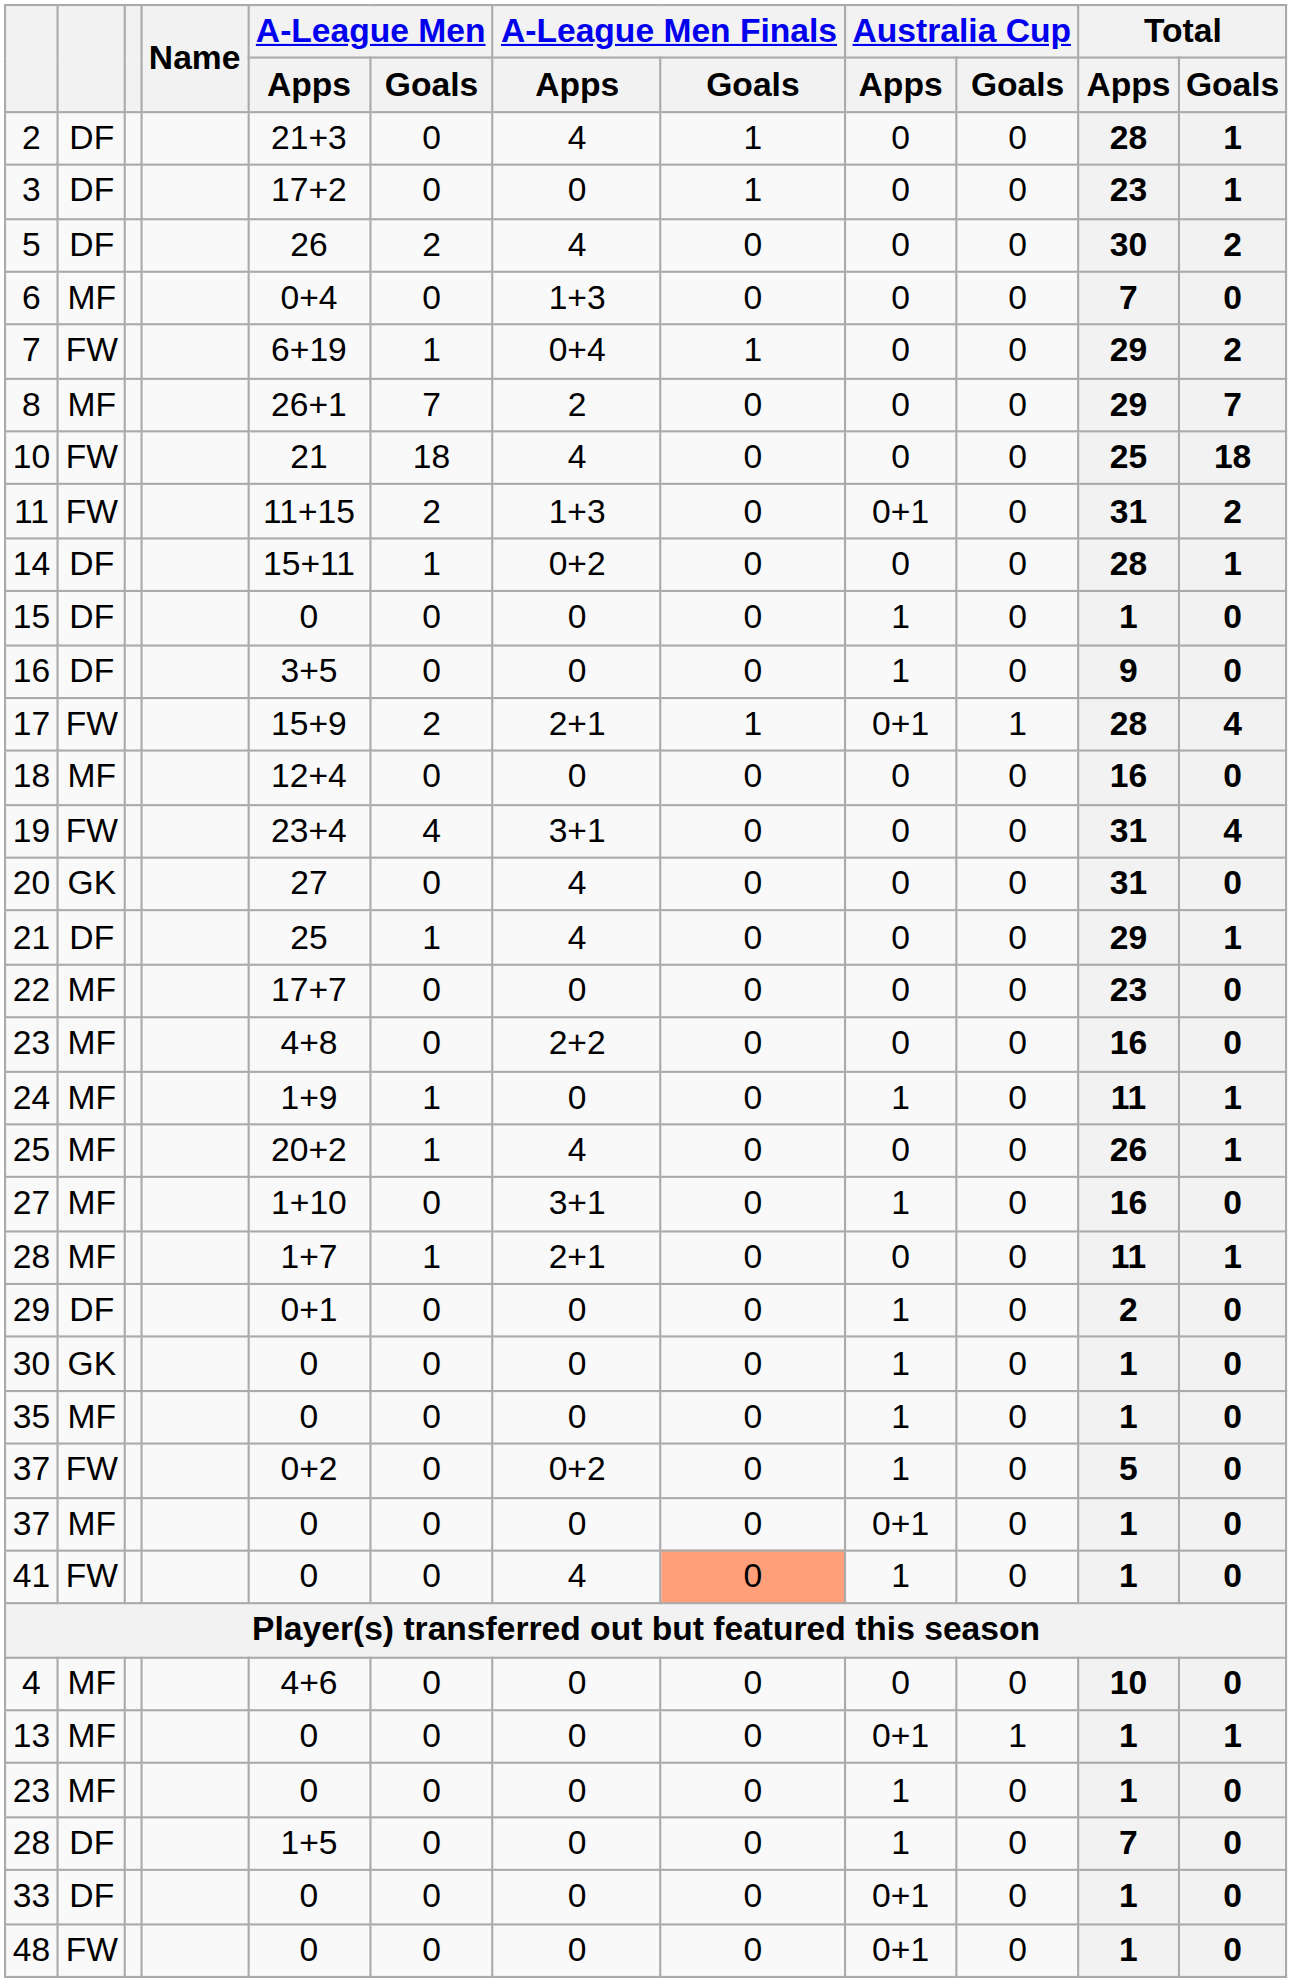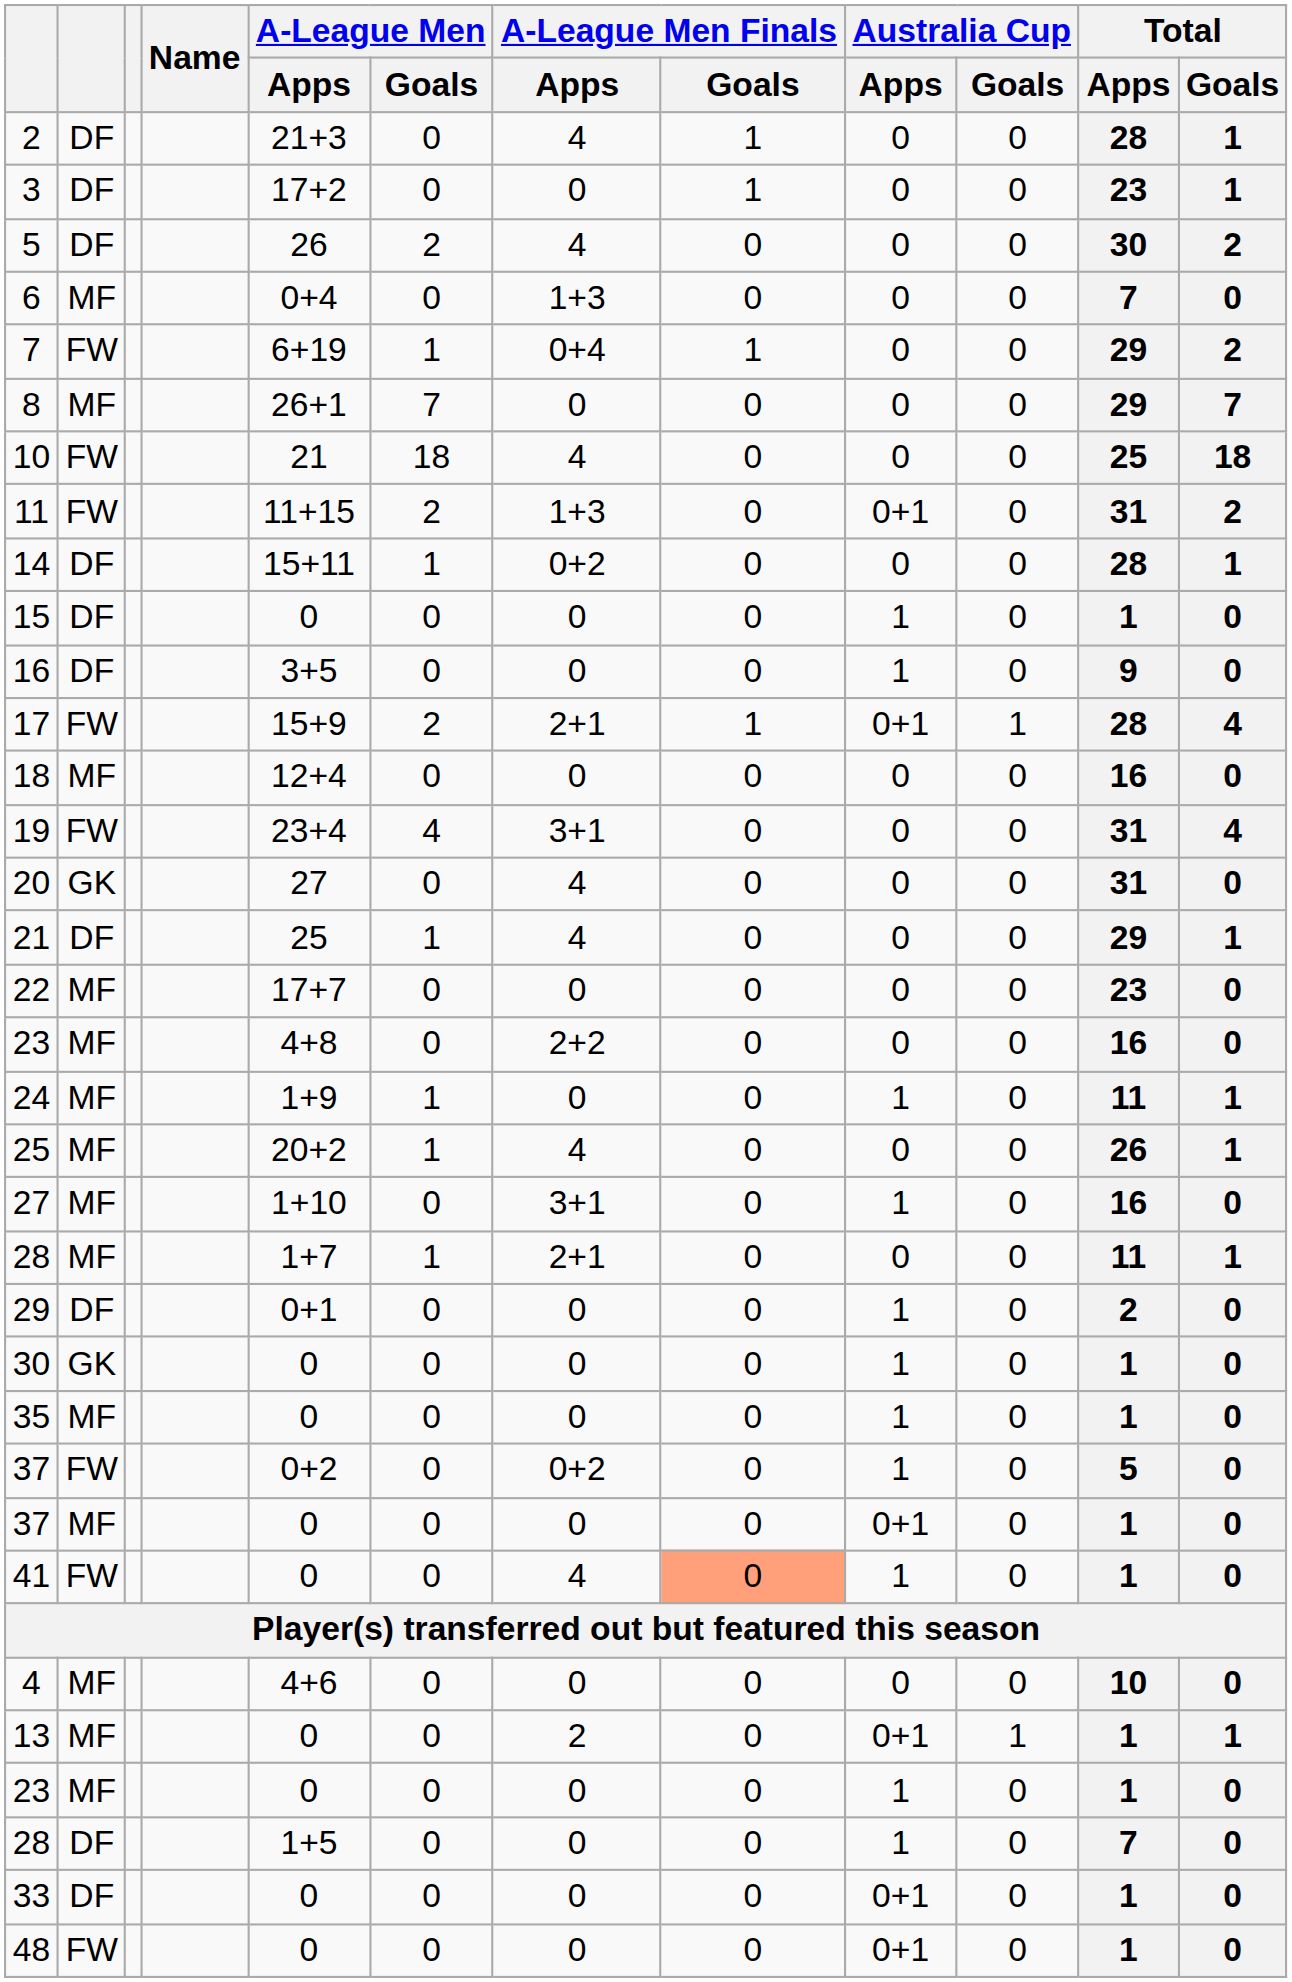(577, 404) 2 -> (577, 404) 0
(577, 1736) 0 -> (577, 1736) 2
